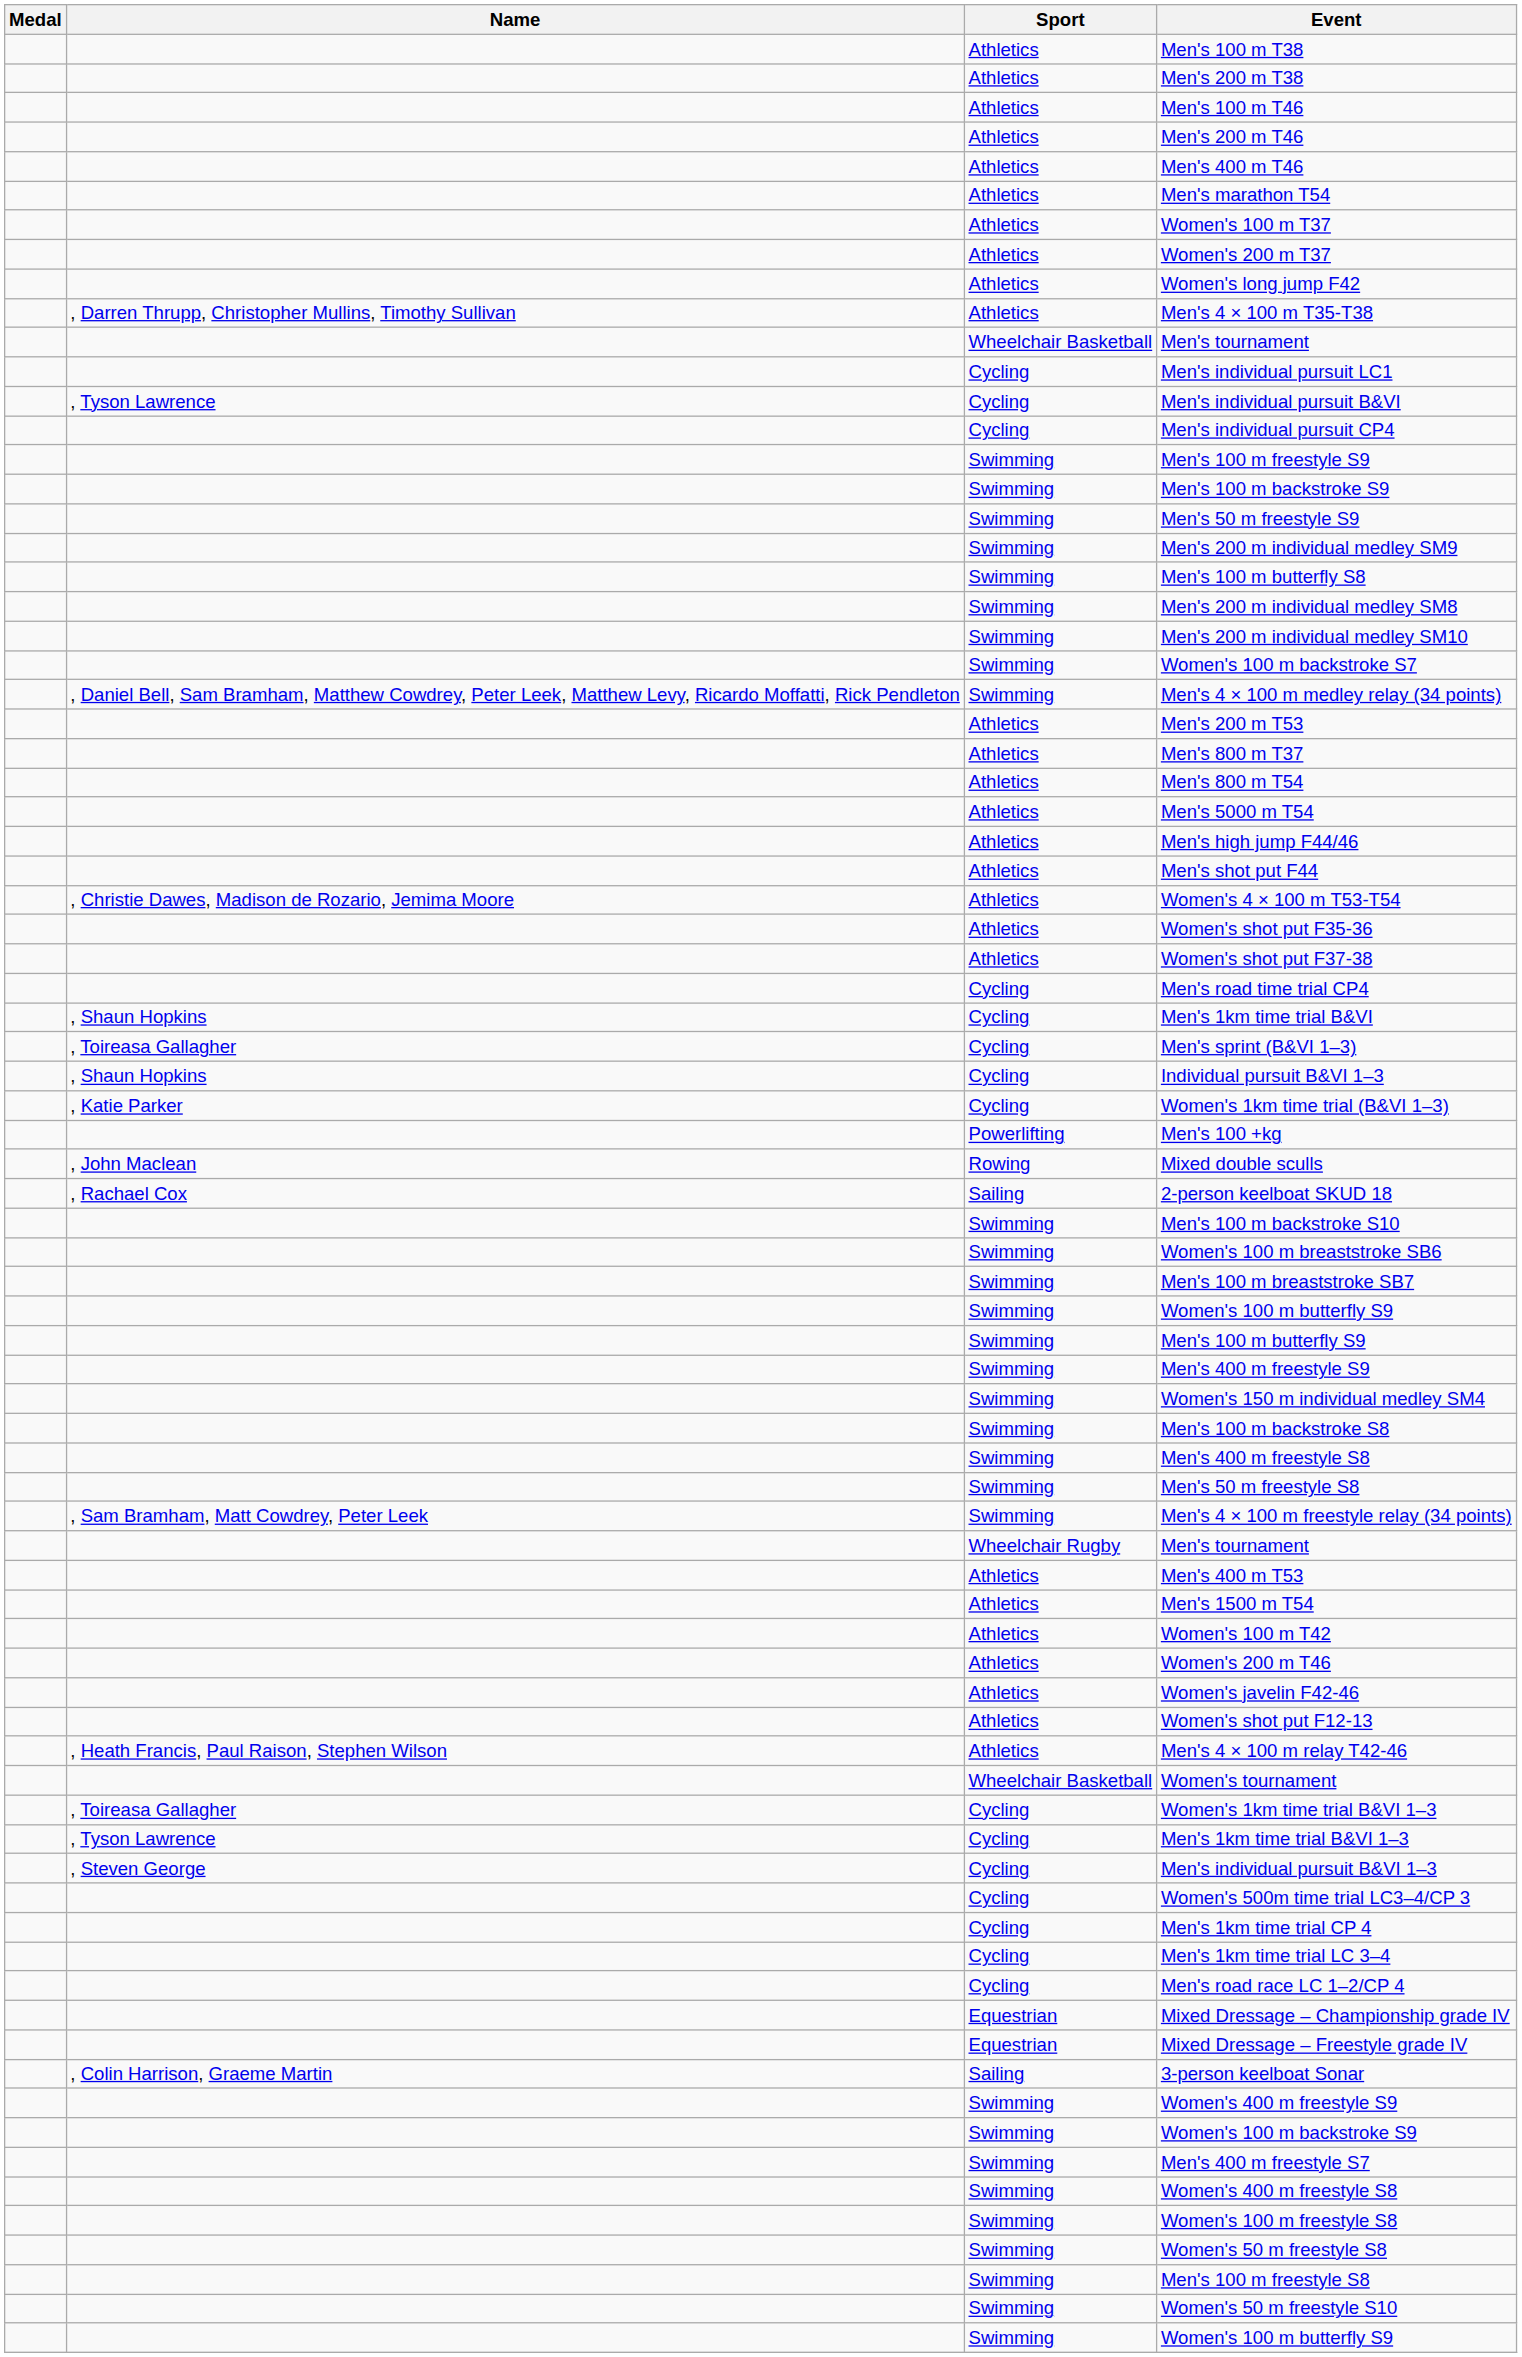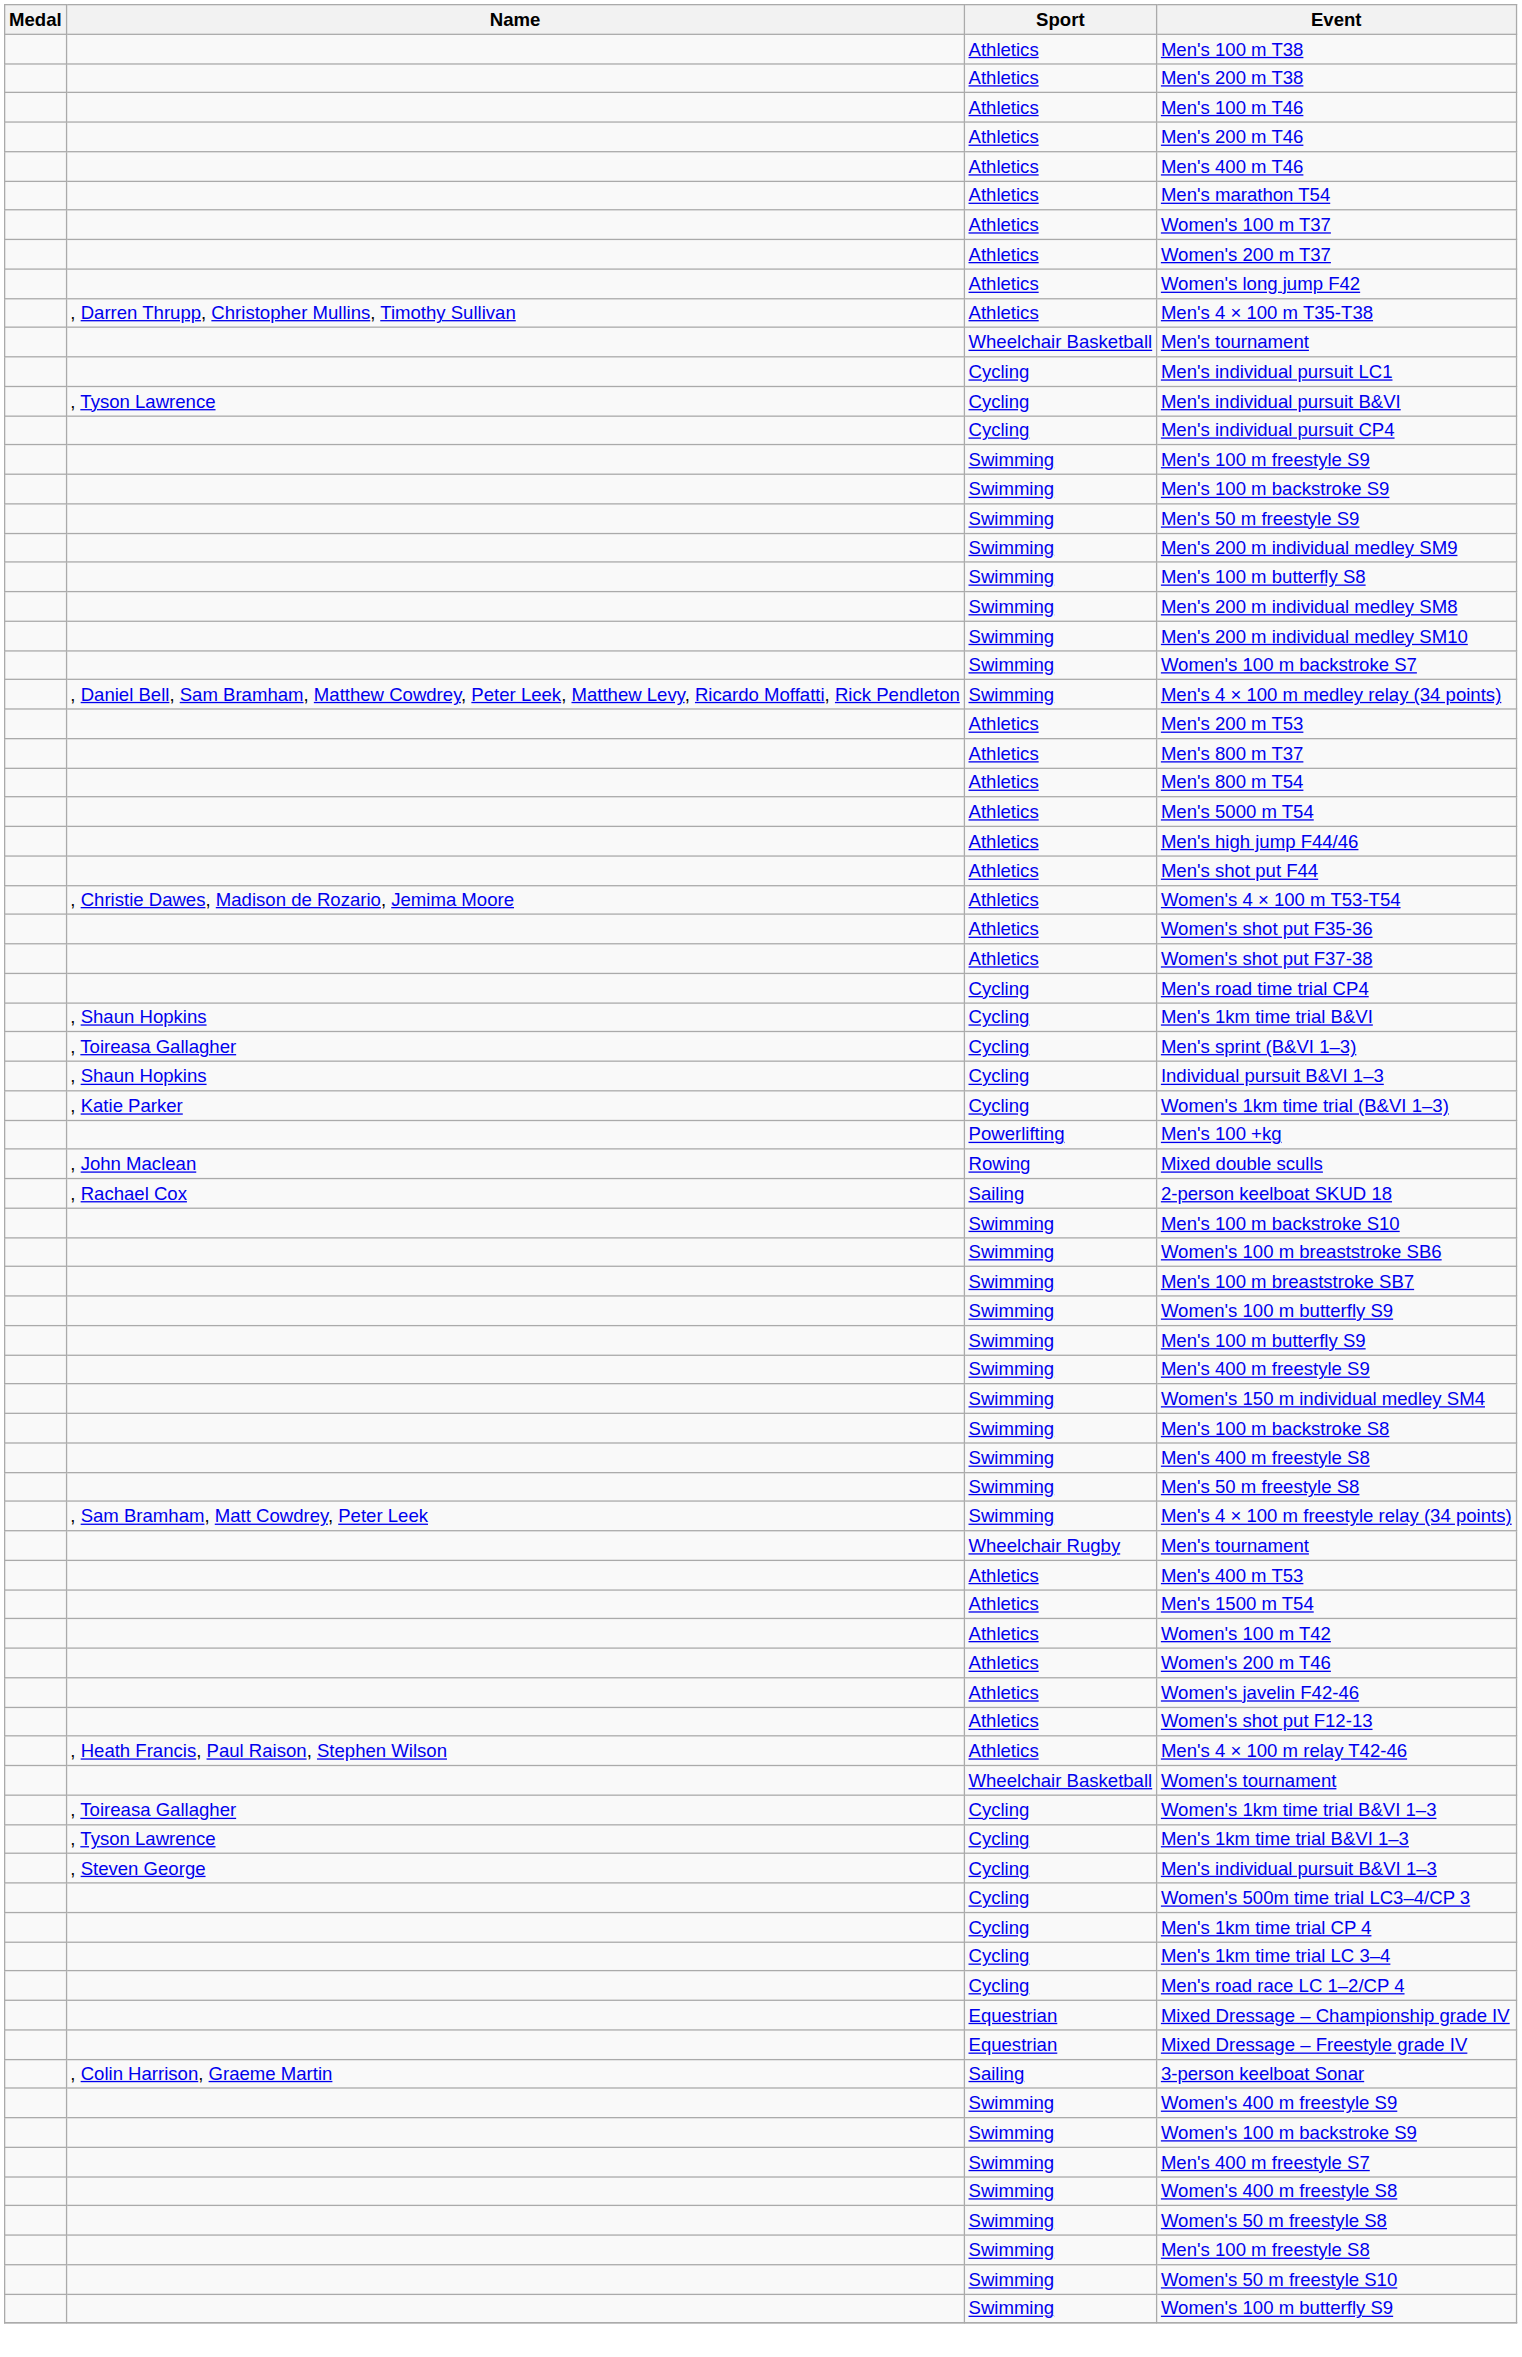- row: (1011, 2221)
